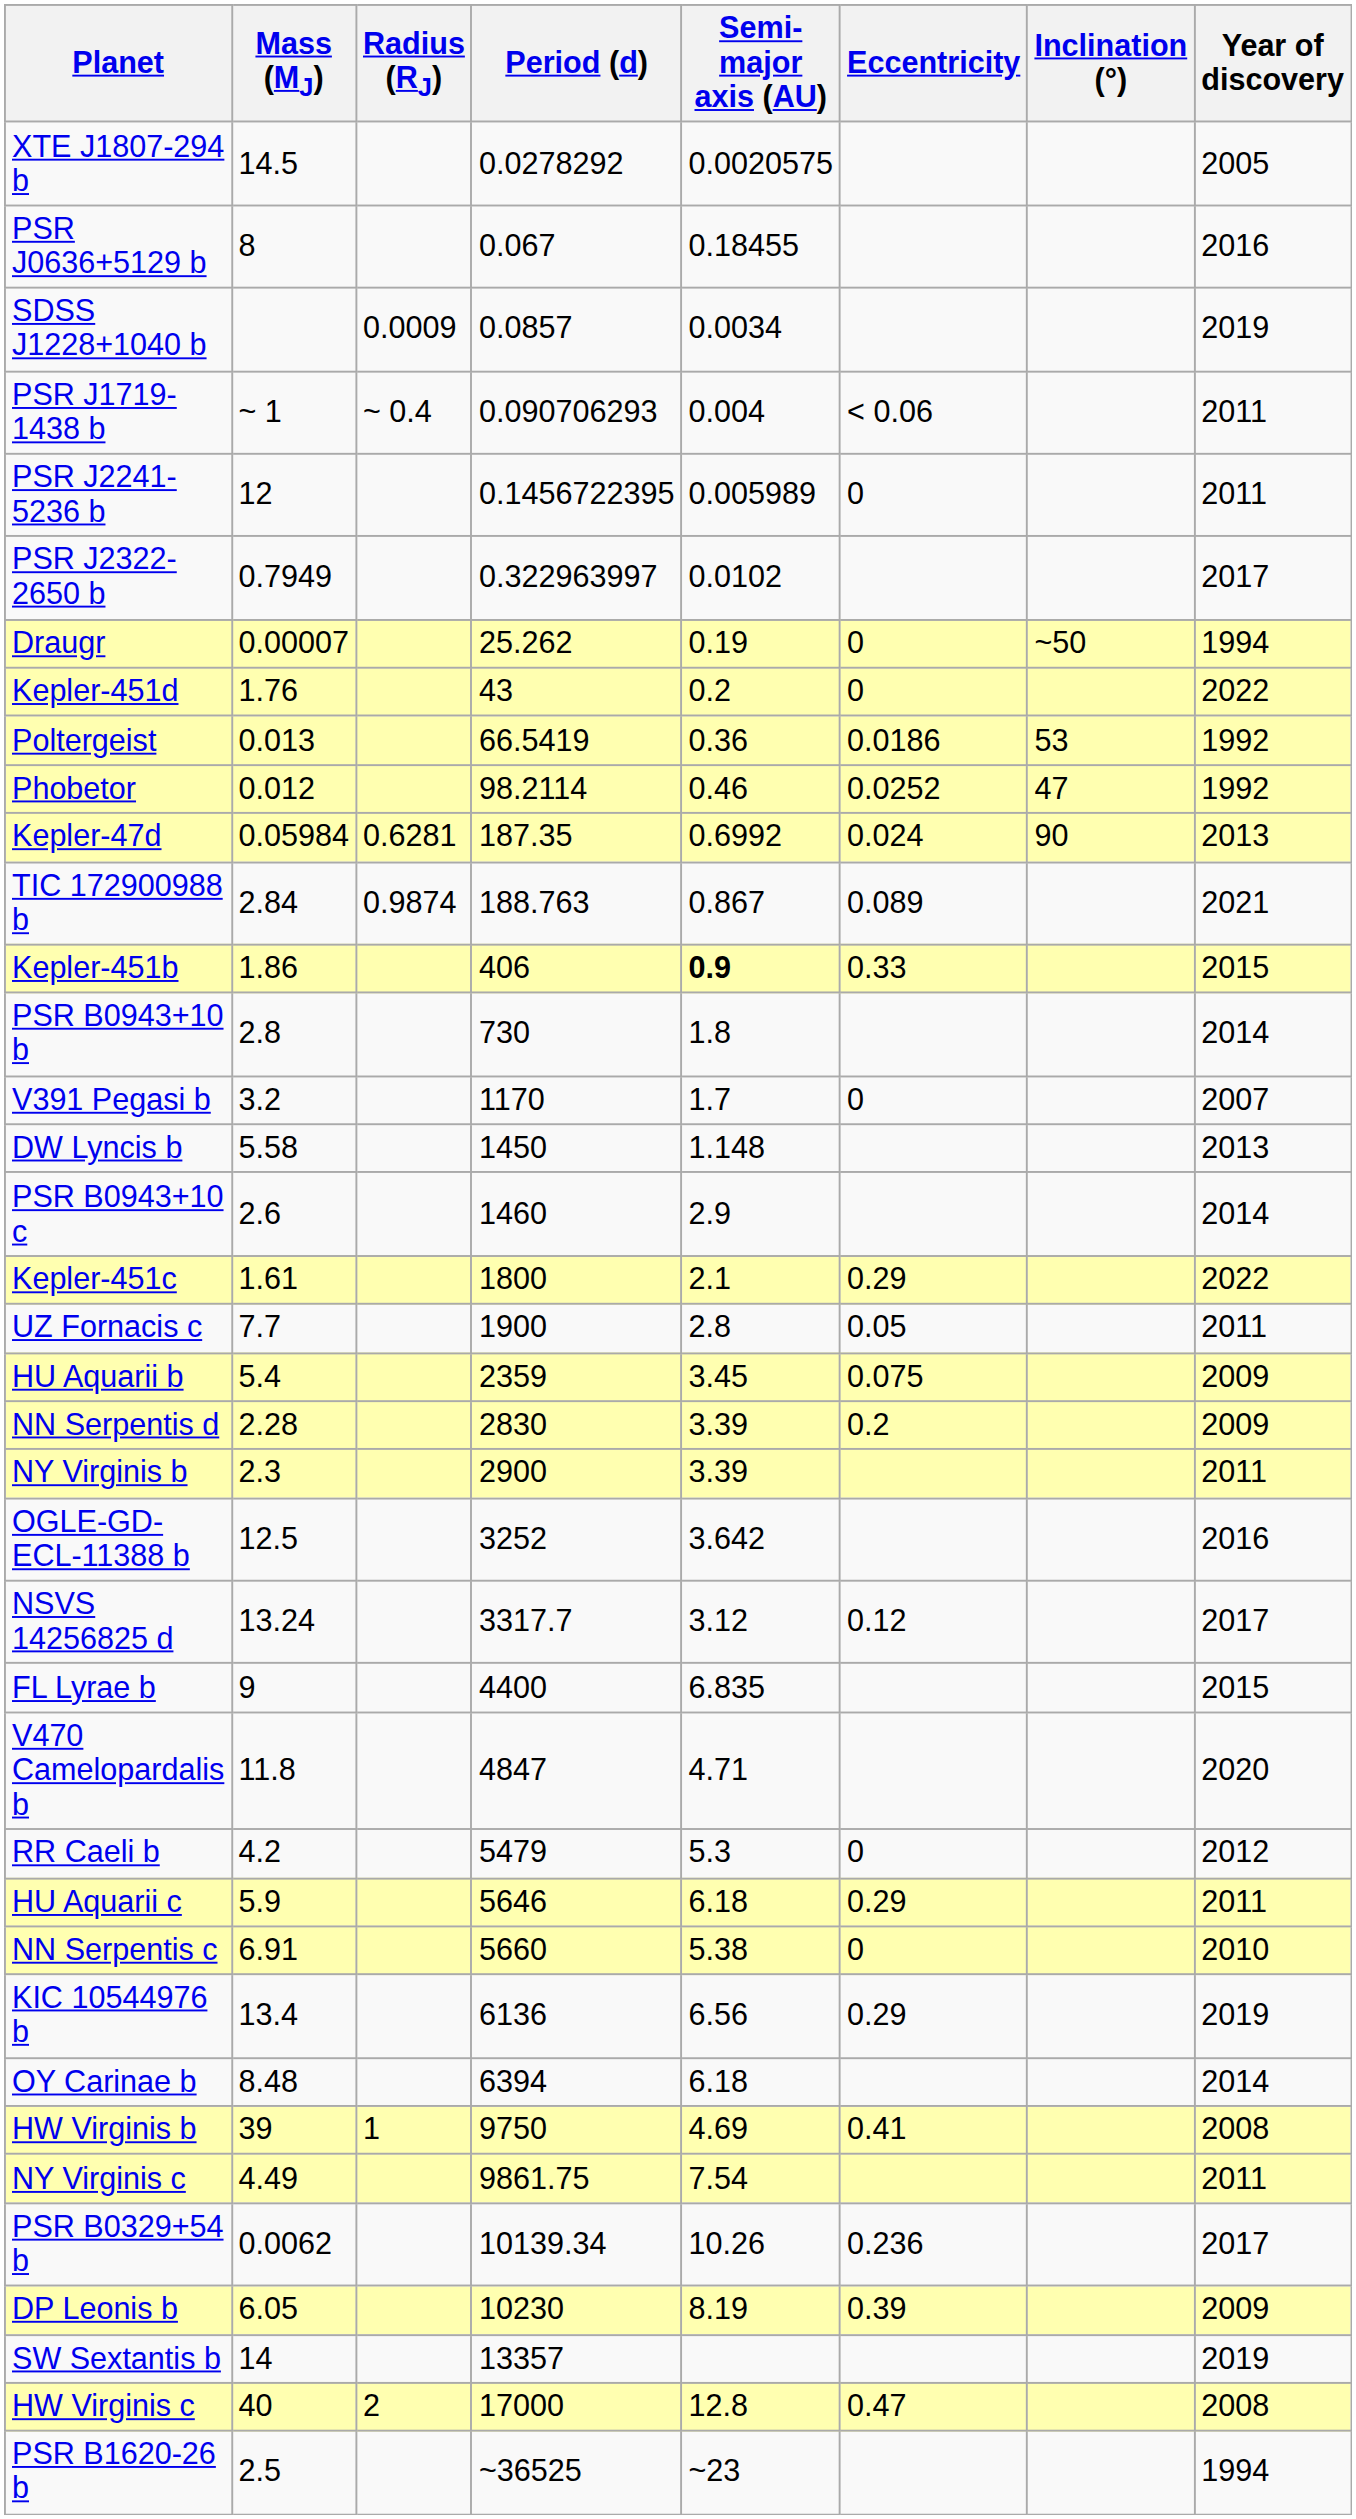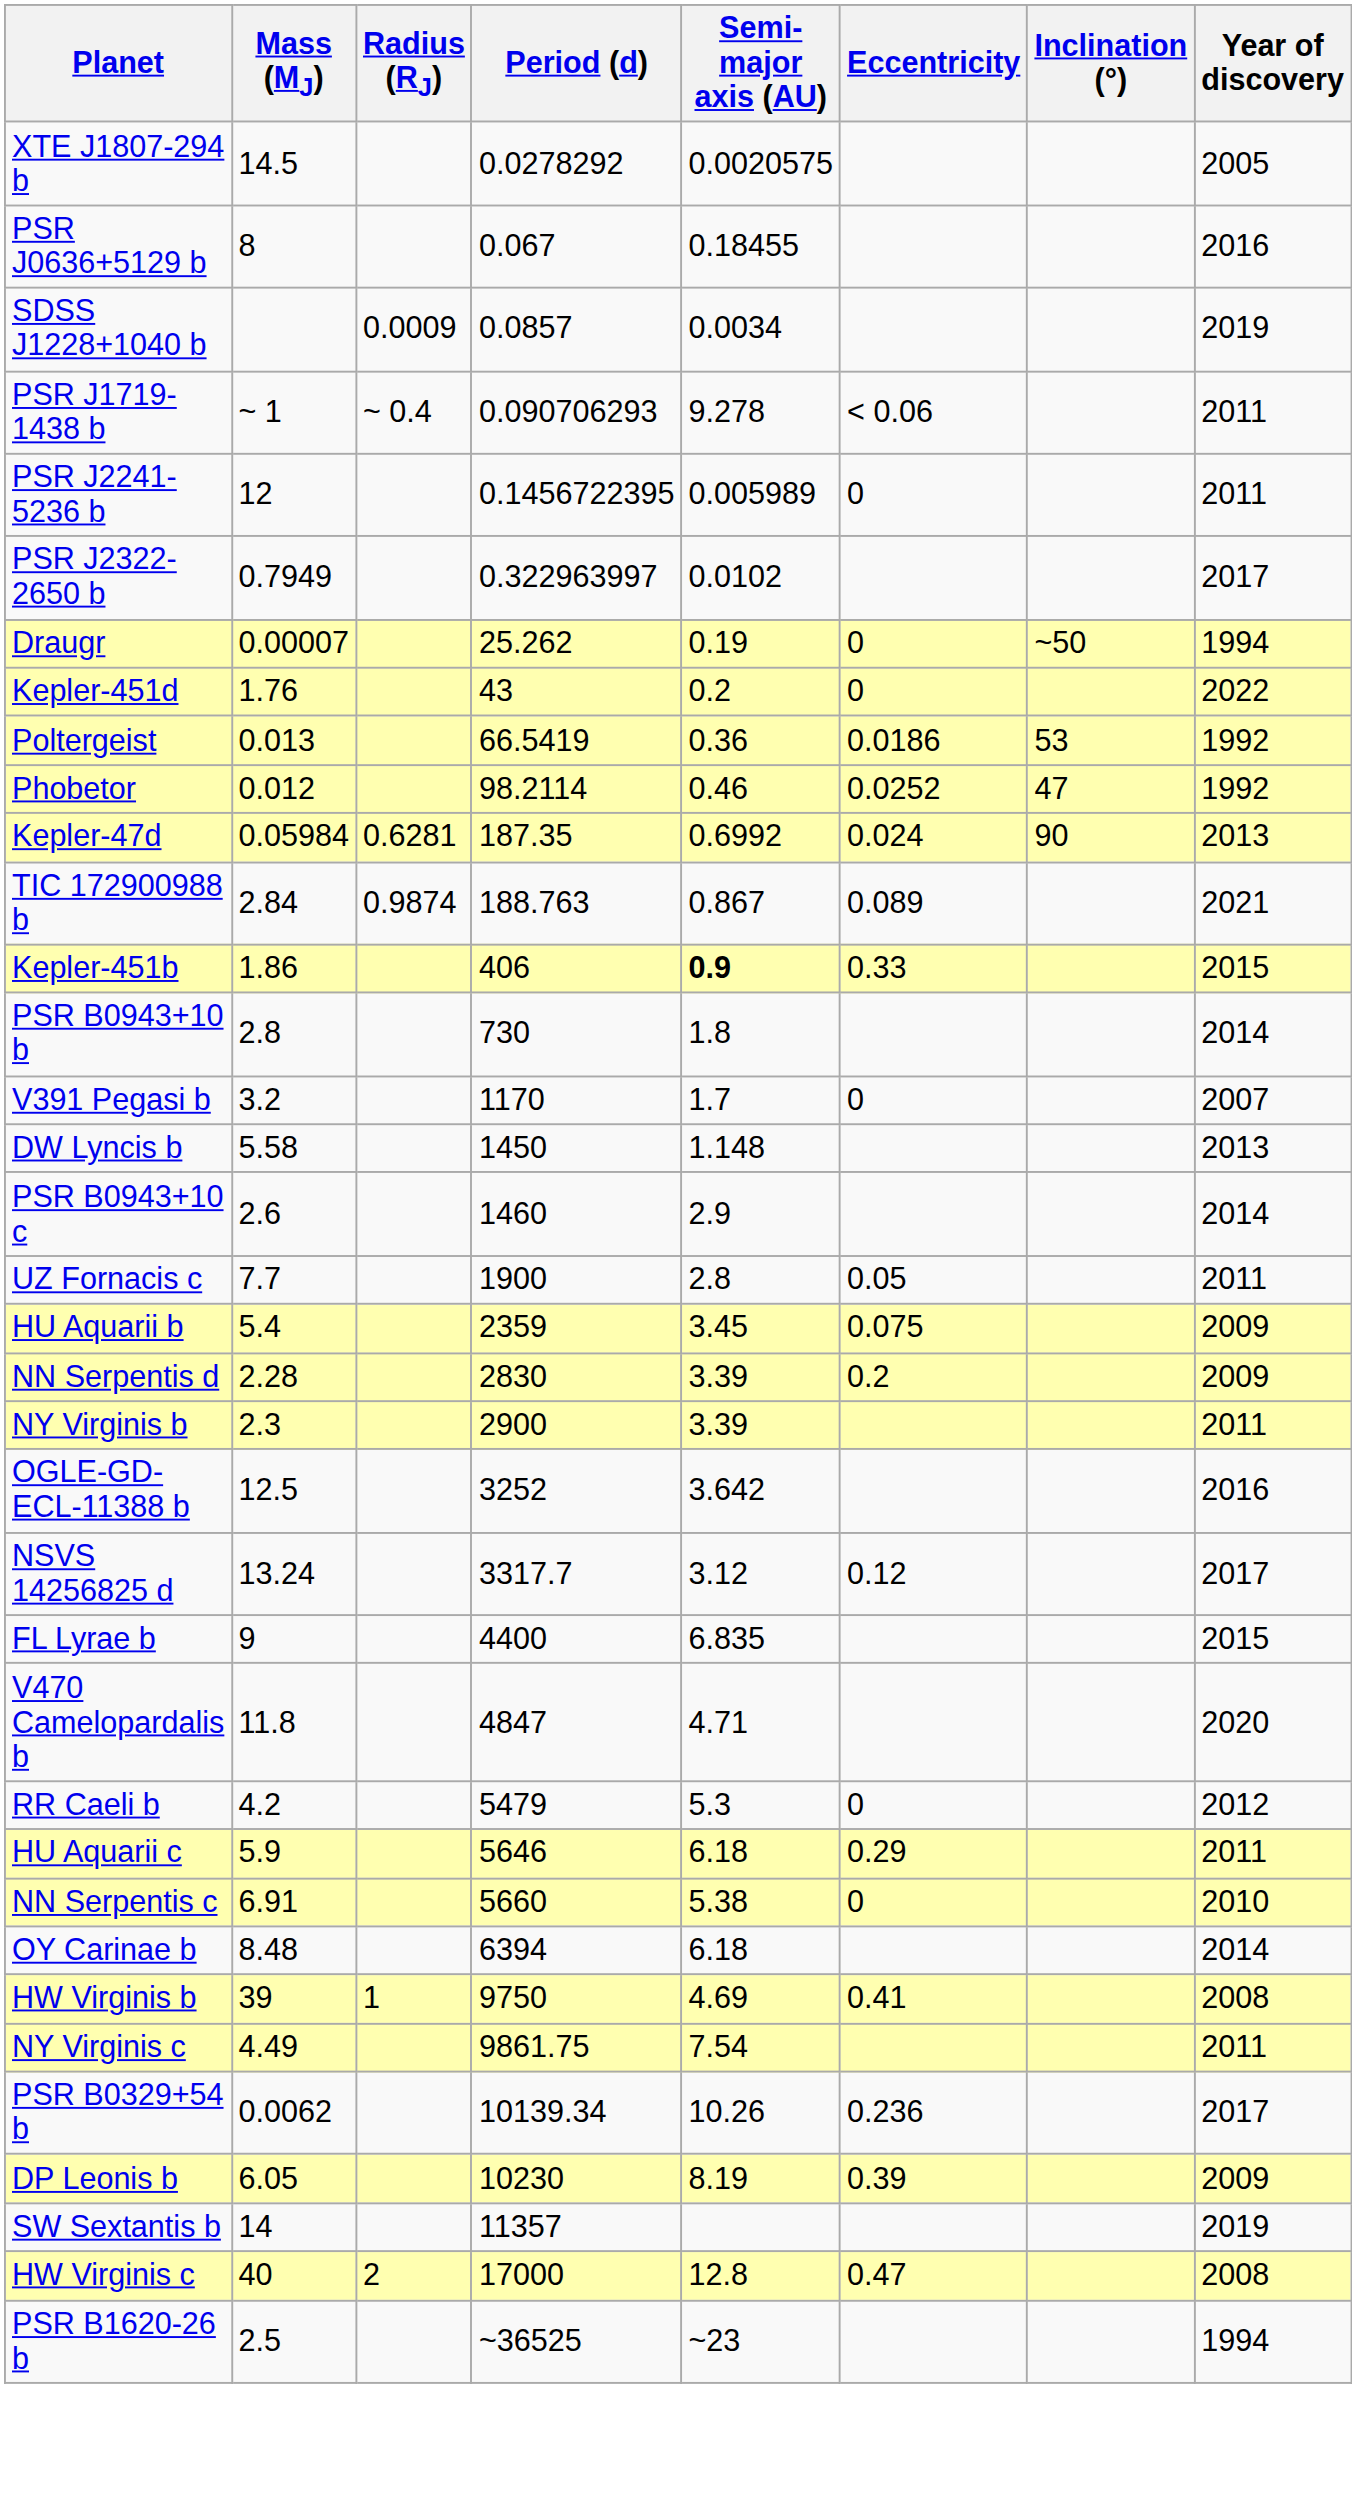(727, 411) 0.004 -> (727, 411) 9.278
- row: (94, 1279)
- row: (110, 2015)
(521, 2357) 13357 -> (520, 2226) 11357
